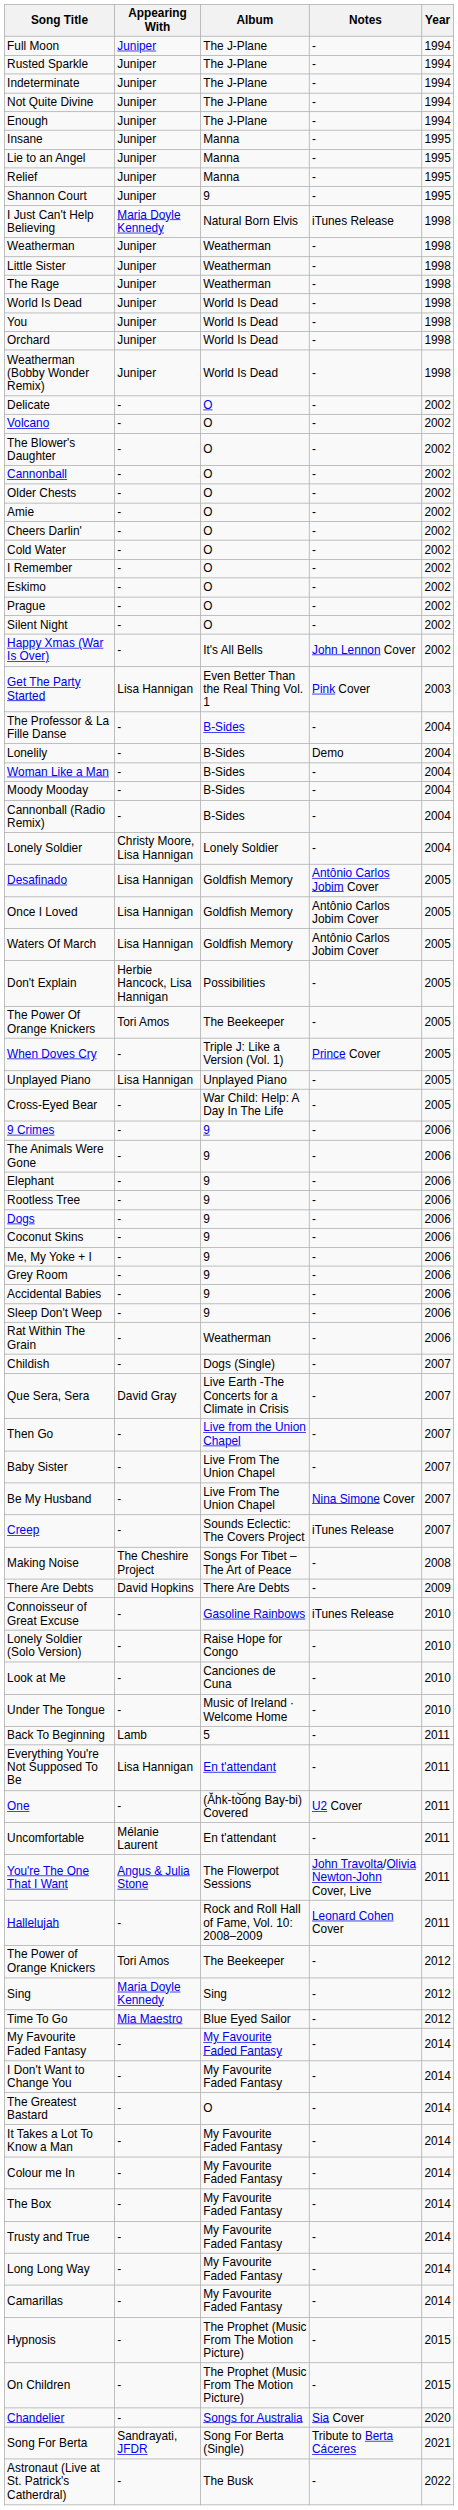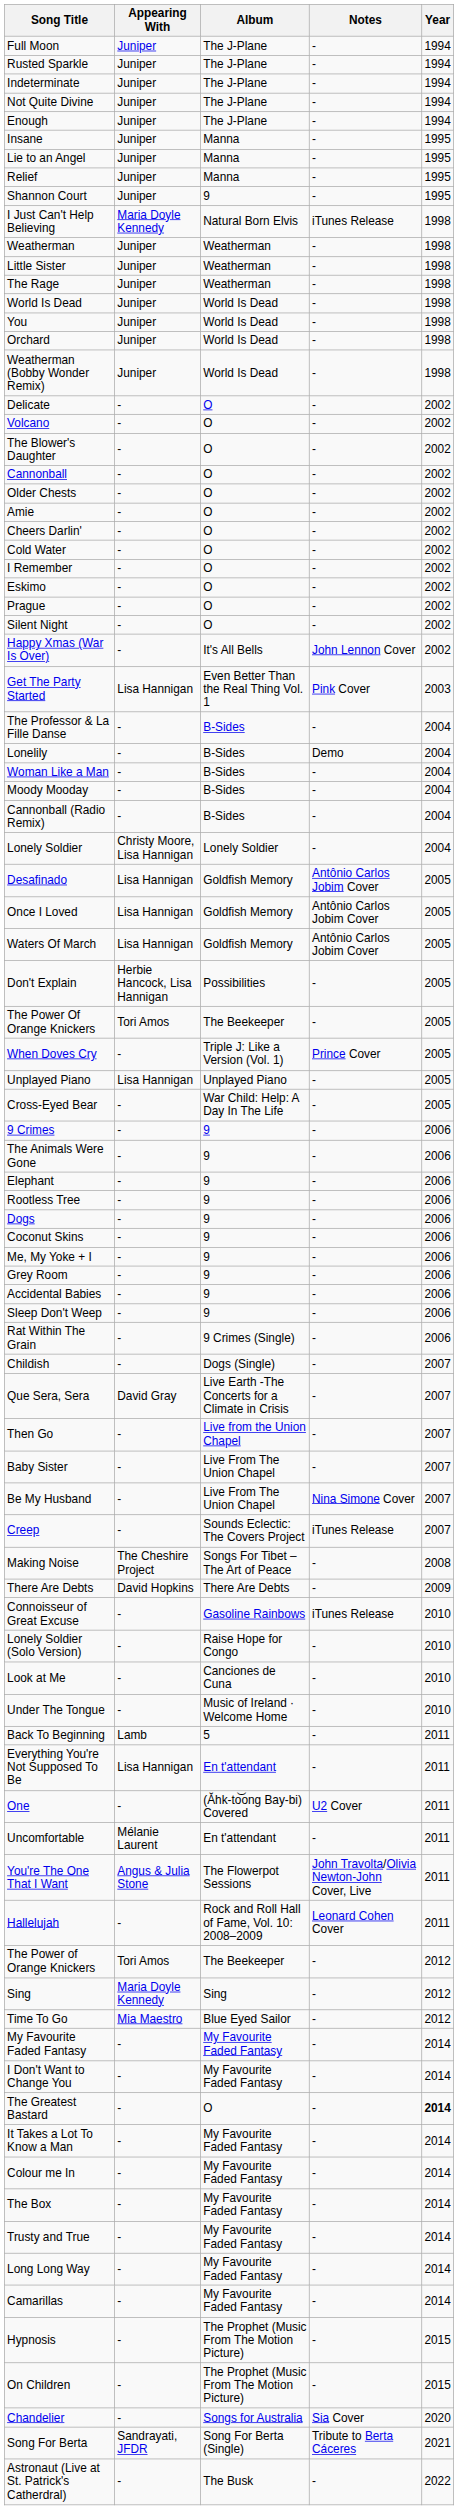(237, 1338) Weatherman -> (249, 1338) 9 Crimes (Single)
(438, 2108) normal -> (438, 2108) bold
